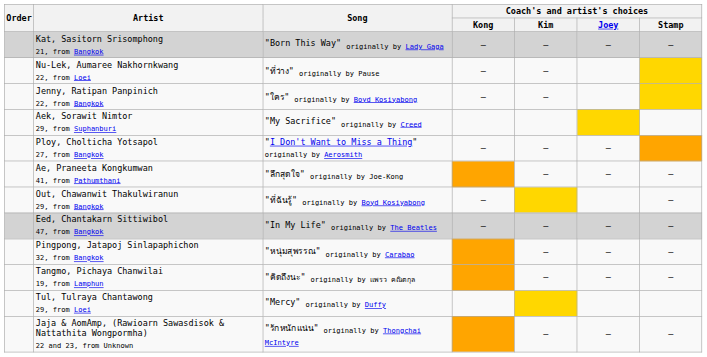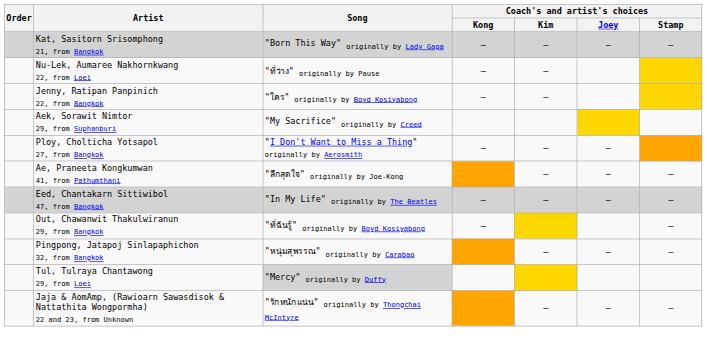rows swapped: (107, 200) <-> (102, 226)
- row: (99, 278)
(325, 303) no background -> (325, 278) lightgrey background
